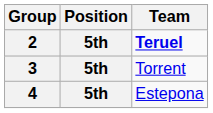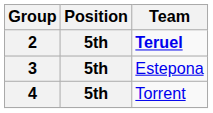(160, 68) Torrent -> (169, 68) Estepona
(169, 94) Estepona -> (160, 94) Torrent
